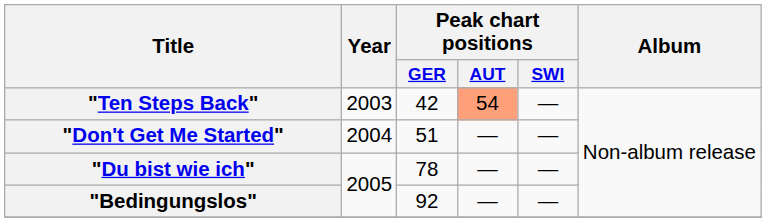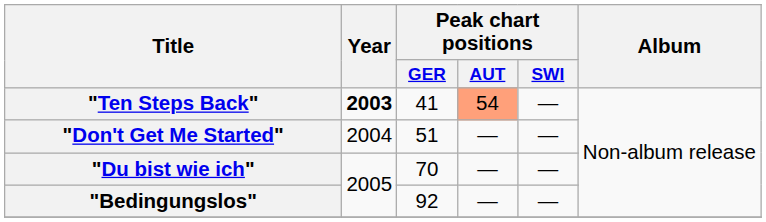(369, 103) normal -> (369, 103) bold
(427, 103) 42 -> (427, 103) 41
(427, 168) 78 -> (427, 168) 70
